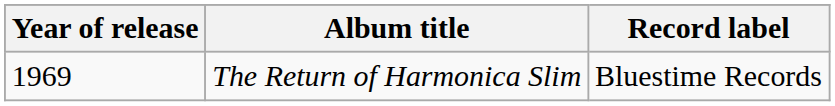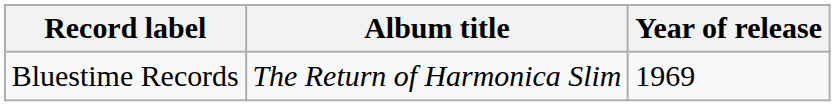columns swapped: (105, 28) <-> (708, 28)
